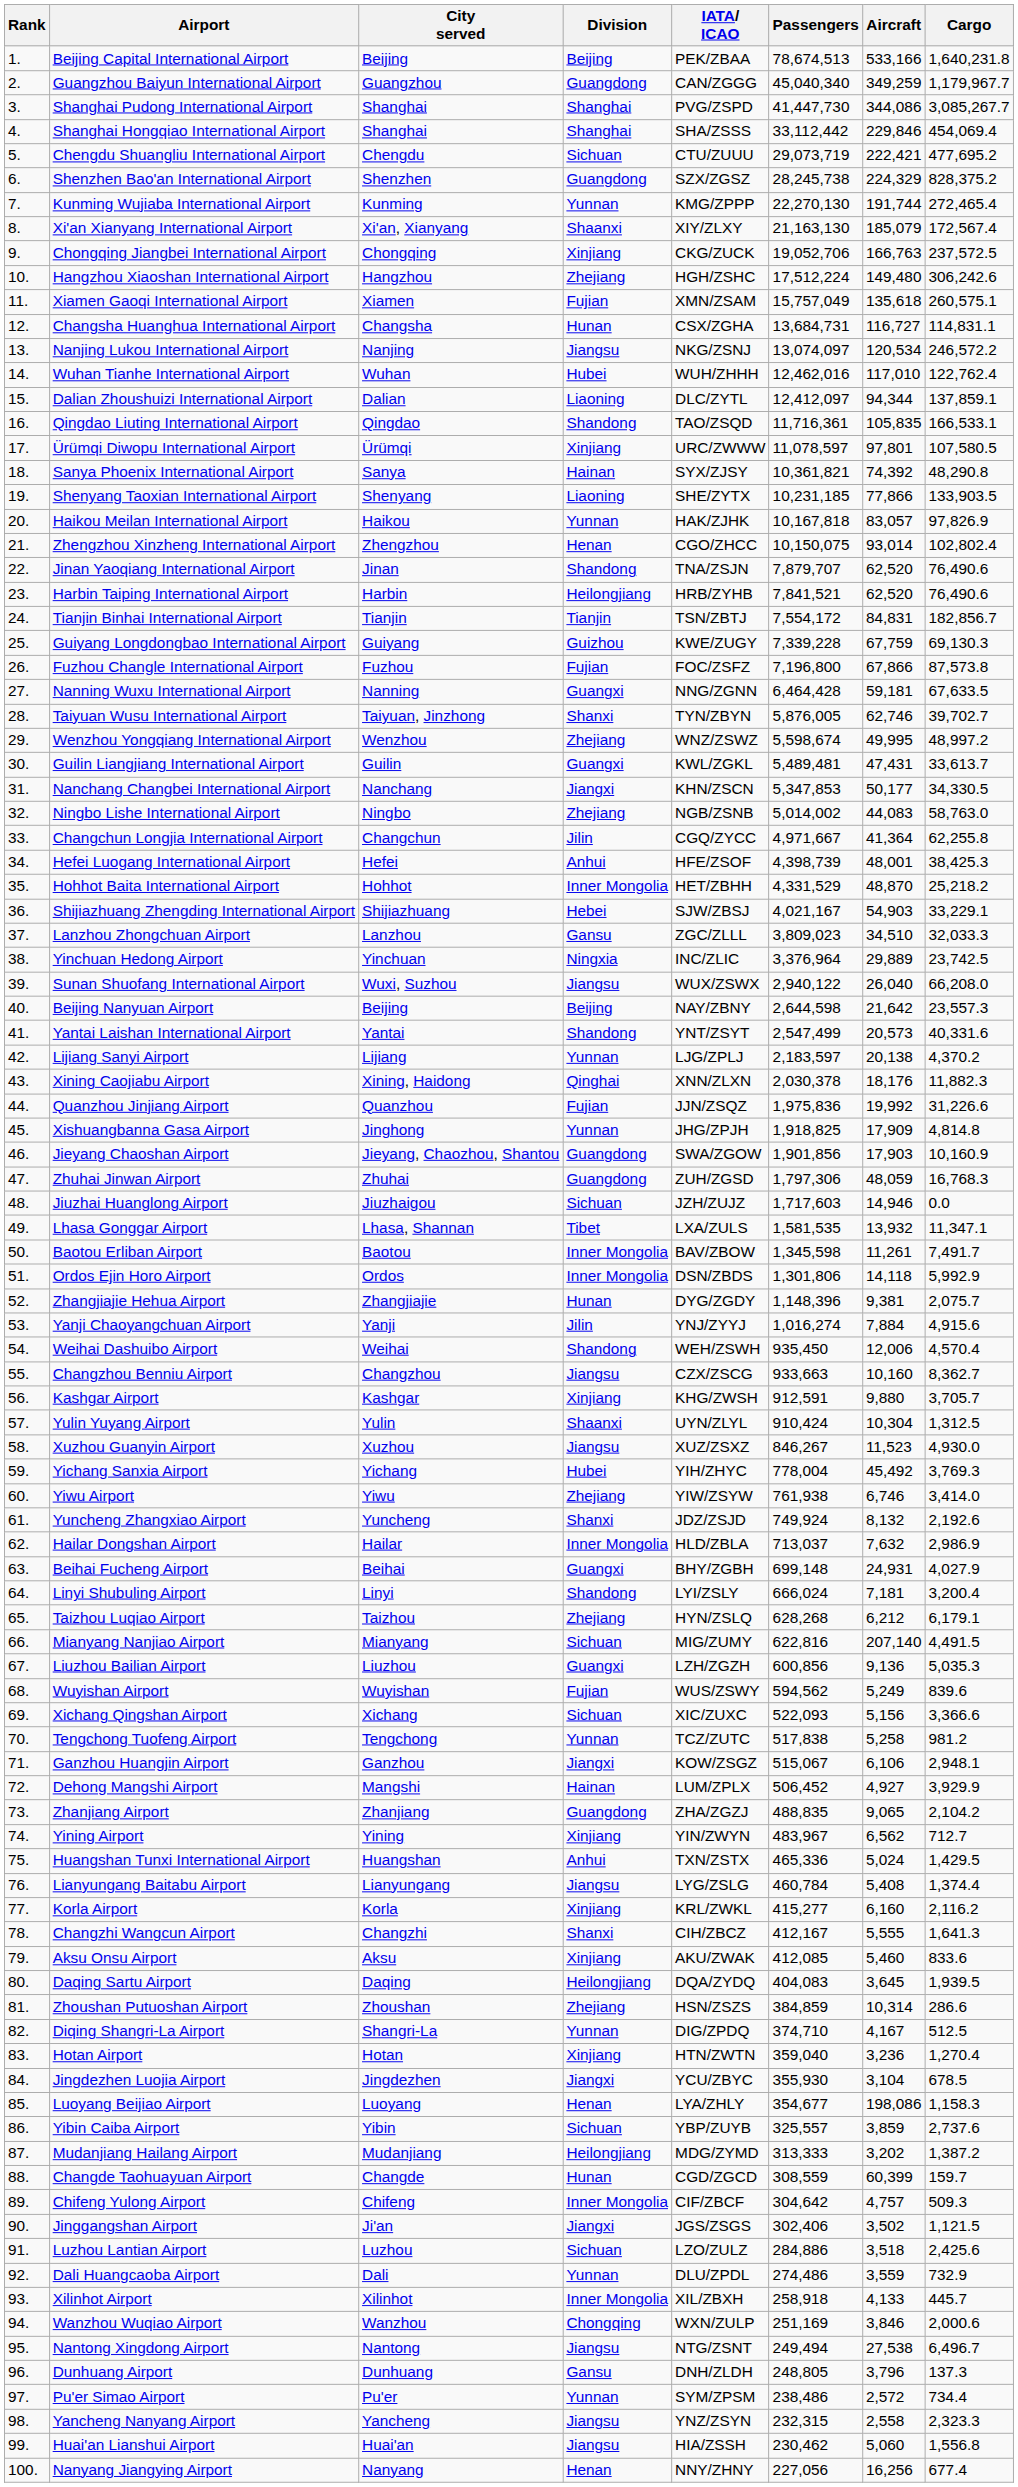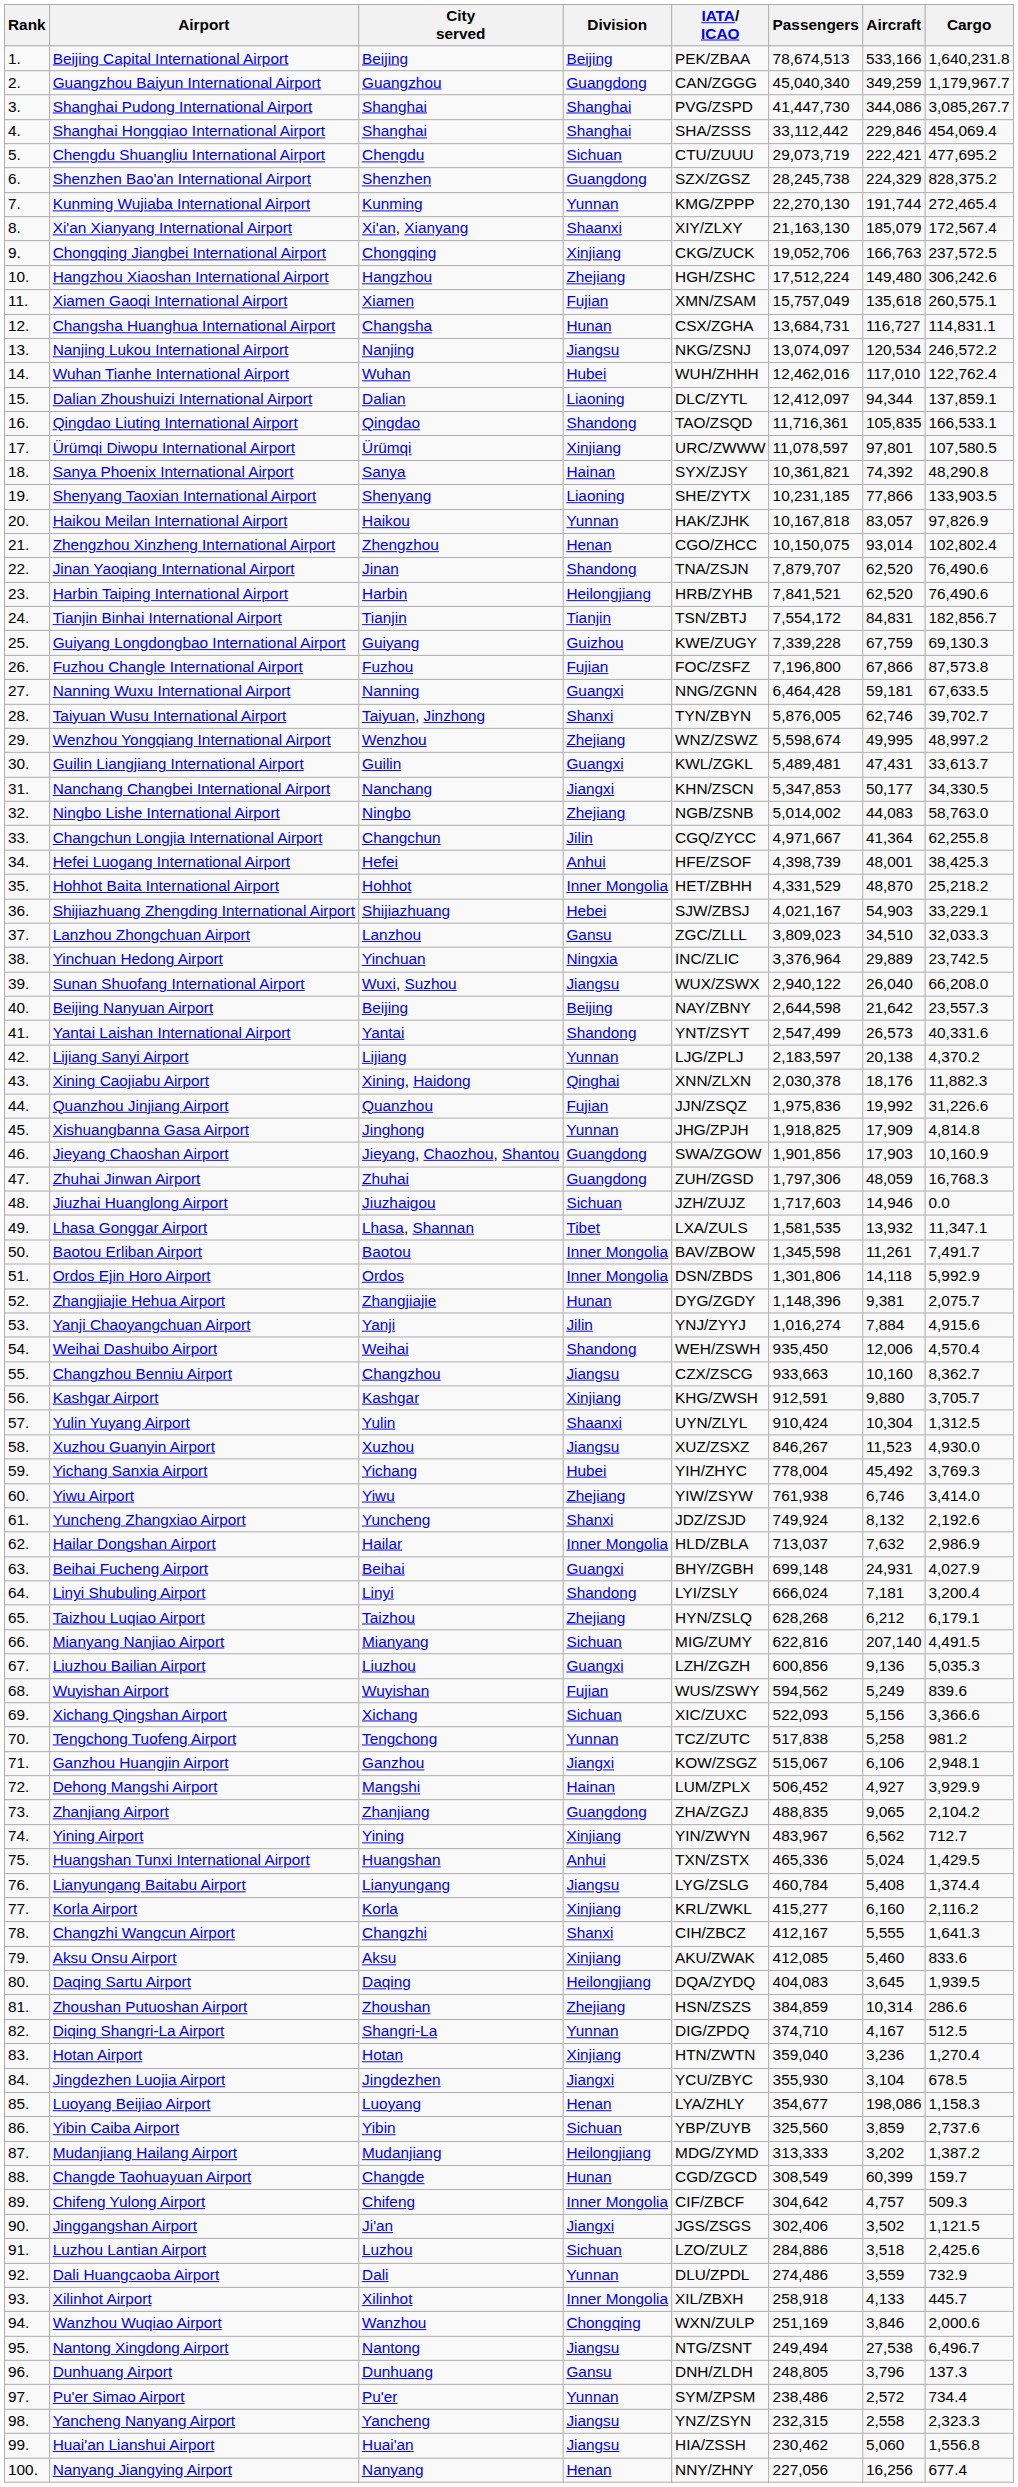(889, 1032) 20,573 -> (889, 1032) 26,573
(800, 2128) 325,557 -> (800, 2128) 325,560
(800, 2177) 308,559 -> (800, 2177) 308,549
